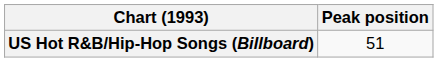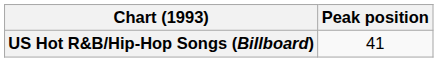(375, 43) 51 -> (375, 43) 41
